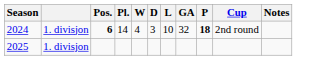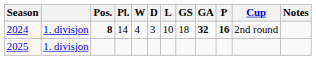+ column: (186, 13)
(110, 30) 6 -> (110, 30) 8
(184, 30) normal -> (203, 30) bold
(205, 30) 18 -> (224, 30) 16
